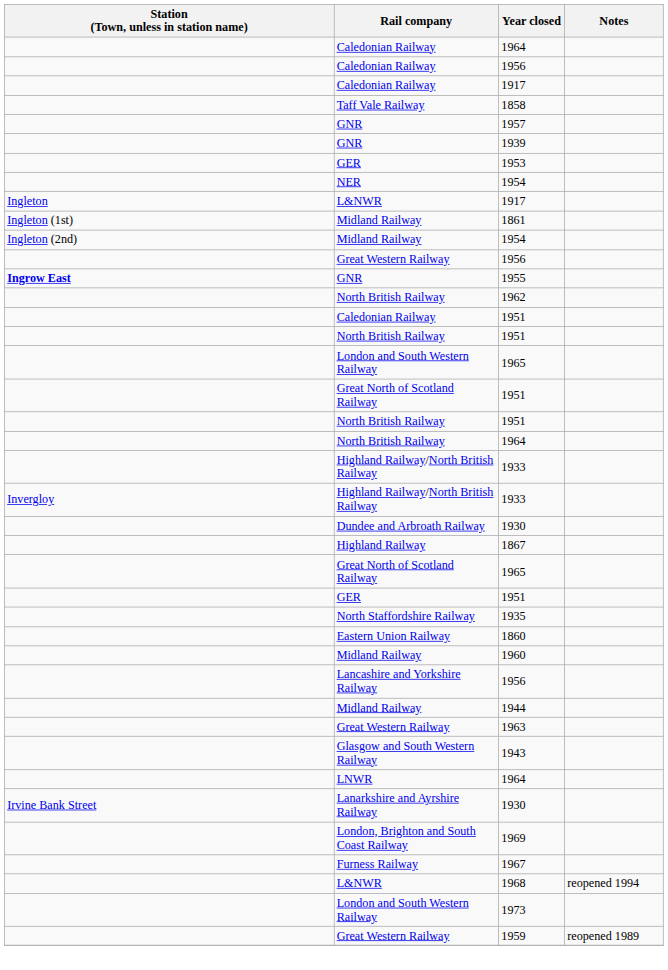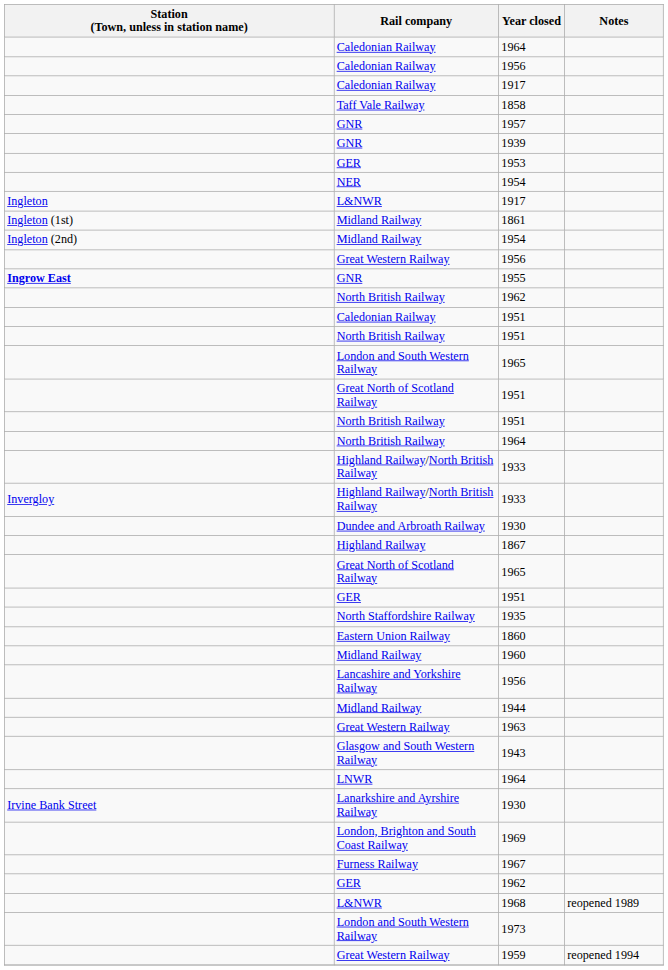+ row: (349, 883)
(603, 883) reopened 1994 -> (603, 903) reopened 1989
(603, 936) reopened 1989 -> (603, 955) reopened 1994
